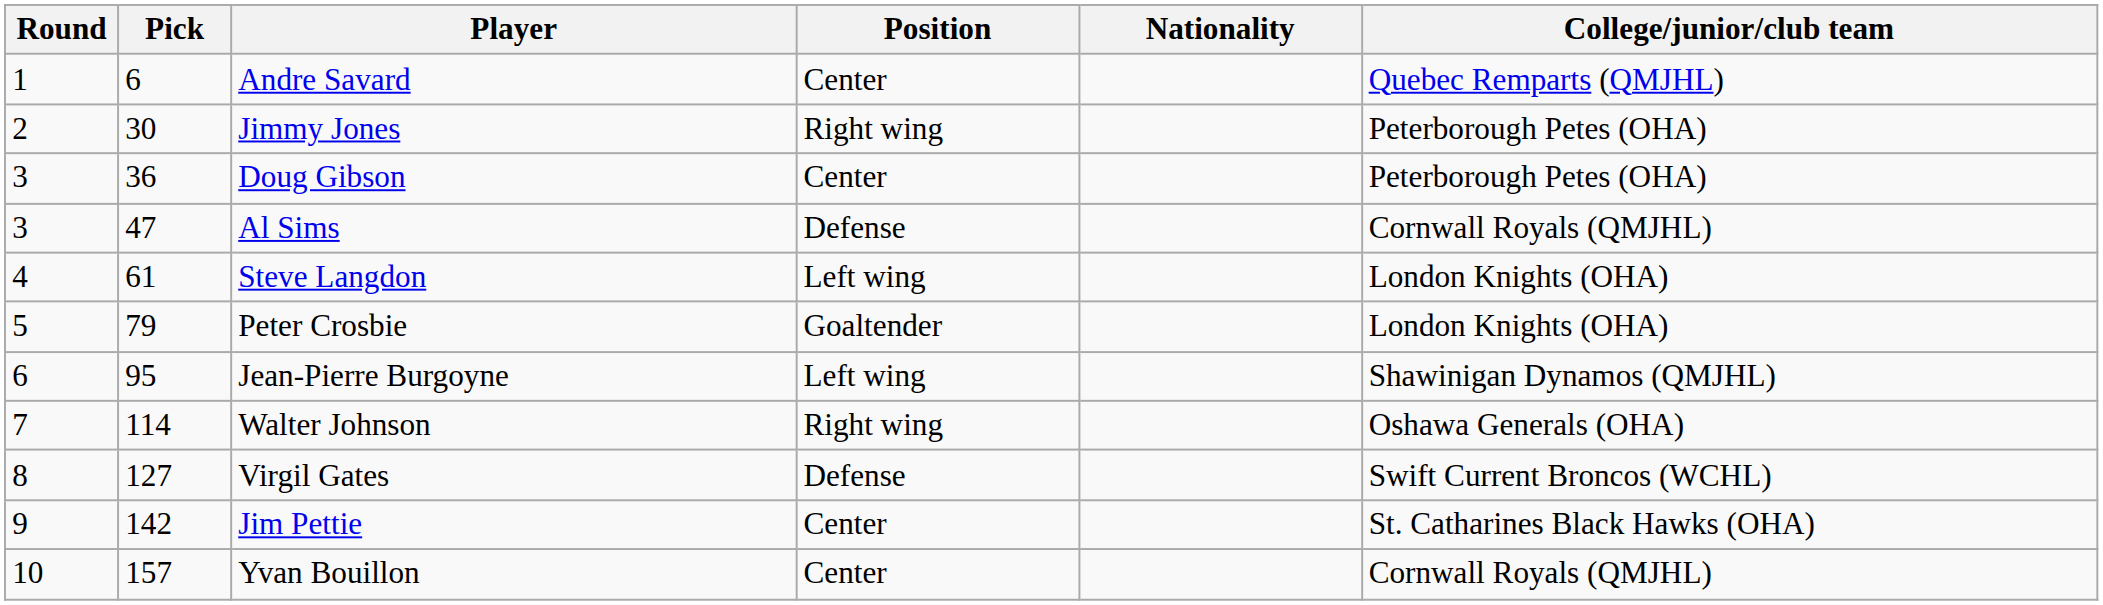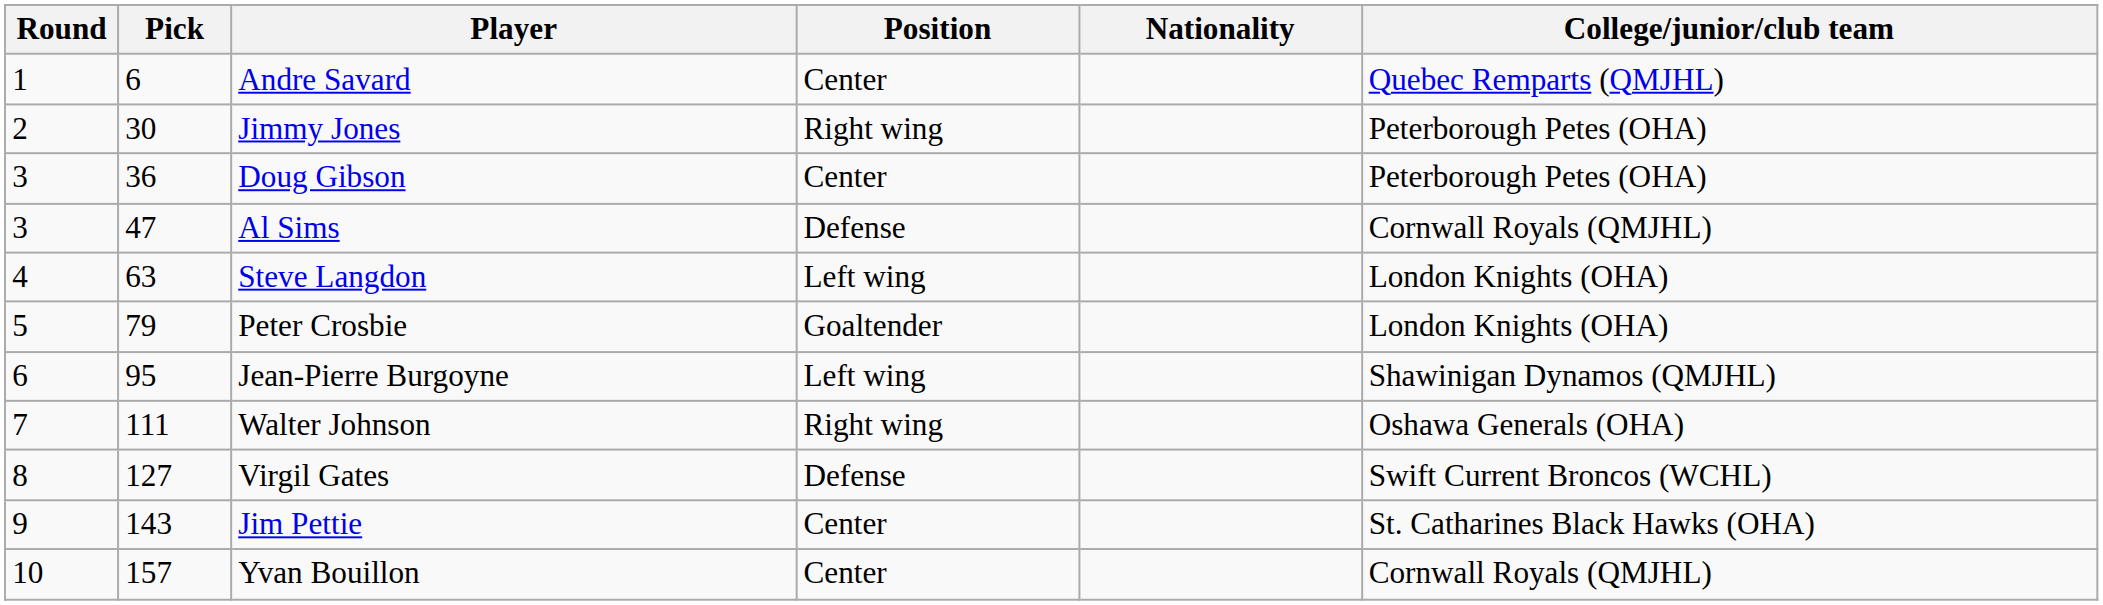(141, 276) 61 -> (141, 276) 63
(148, 425) 114 -> (147, 425) 111
(149, 524) 142 -> (149, 524) 143
